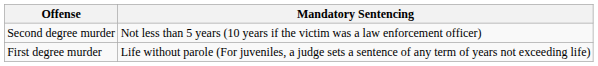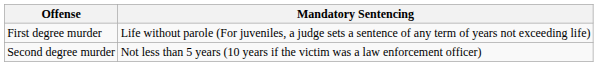rows swapped: (61, 33) <-> (54, 52)
